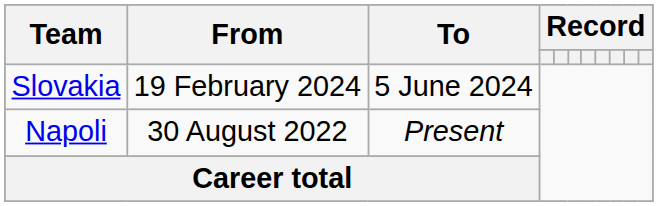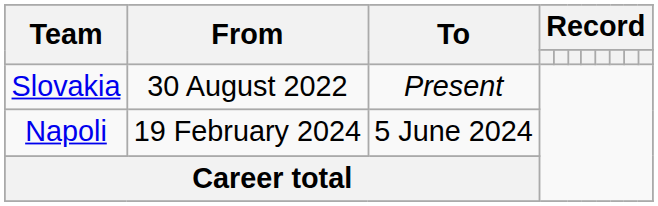(247, 86) 19 February 2024 -> (247, 86) 30 August 2022
(454, 86) 5 June 2024 -> (454, 86) Present
(247, 131) 30 August 2022 -> (247, 131) 19 February 2024
(454, 131) Present -> (454, 131) 5 June 2024
